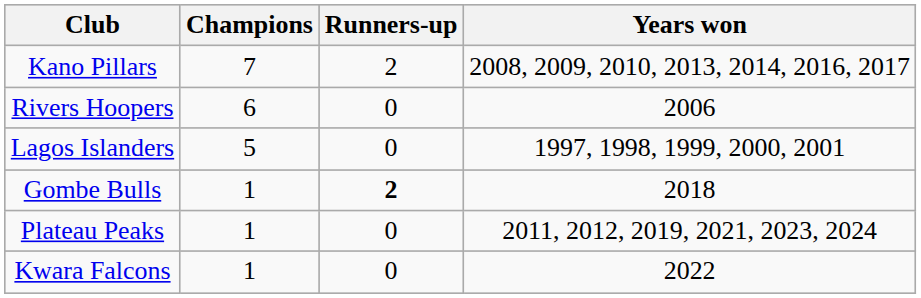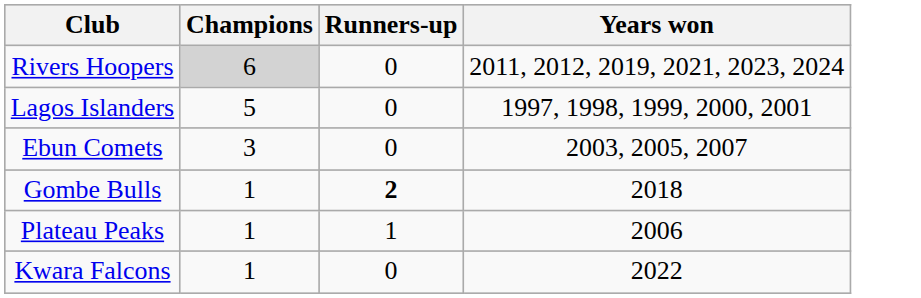- row: (92, 66)
(250, 107) no background -> (250, 66) lightgrey background
(690, 107) 2006 -> (657, 66) 2011, 2012, 2019, 2021, 2023, 2024
+ row: (92, 148)
(391, 230) 0 -> (391, 230) 1
(690, 230) 2011, 2012, 2019, 2021, 2023, 2024 -> (657, 230) 2006
